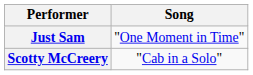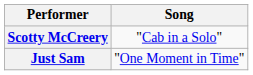rows swapped: (58, 37) <-> (58, 59)
